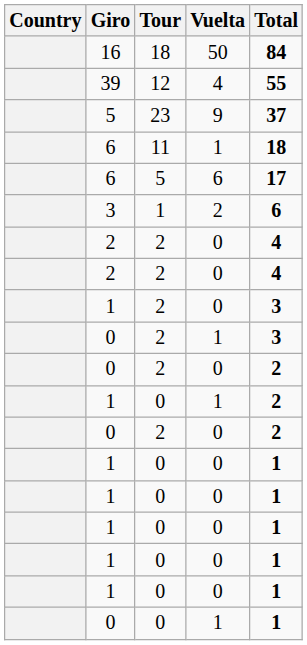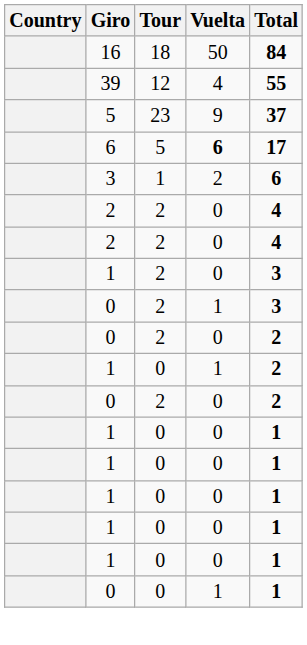- row: (110, 147)
(218, 178) normal -> (218, 147) bold
